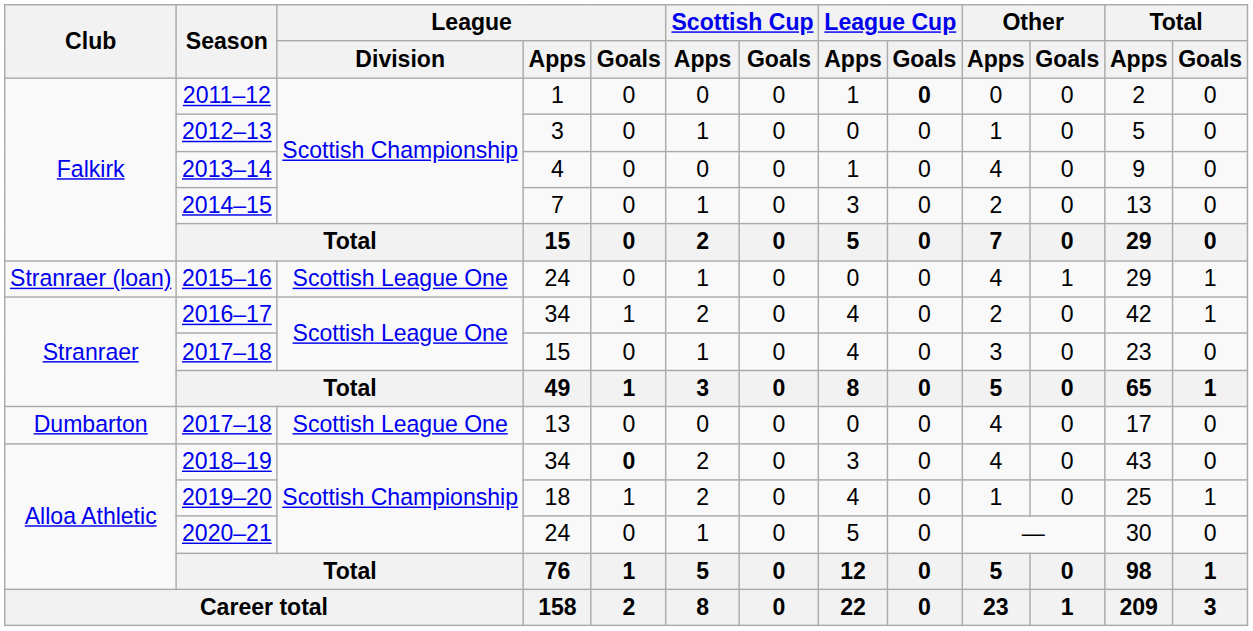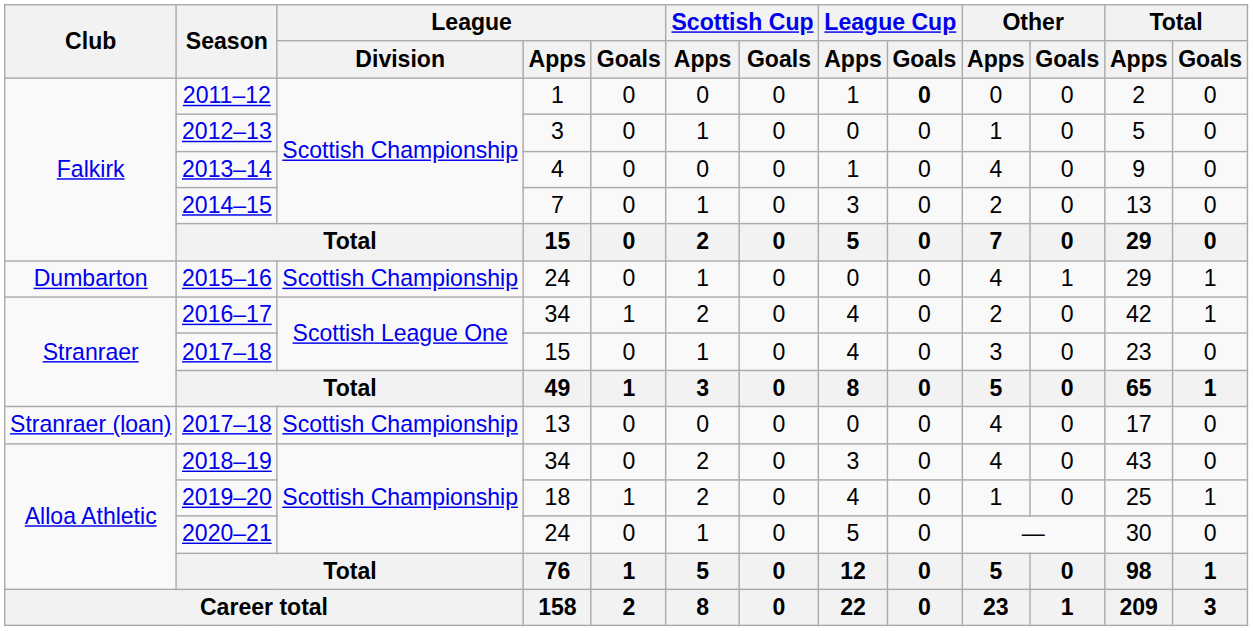(91, 278) Stranraer (loan) -> (91, 278) Dumbarton
(400, 278) Scottish League One -> (400, 278) Scottish Championship
(91, 424) Dumbarton -> (91, 424) Stranraer (loan)
(400, 424) Scottish League One -> (400, 424) Scottish Championship
(629, 461) bold -> (629, 461) normal
